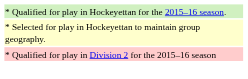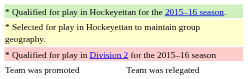+ row: (42, 70)
